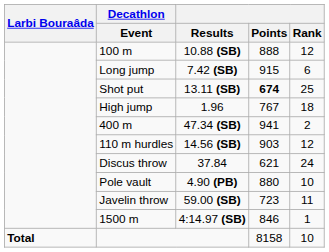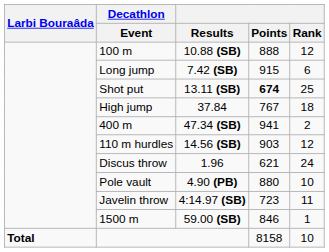(212, 107) 1.96 -> (212, 107) 37.84
(212, 163) 37.84 -> (212, 163) 1.96
(212, 201) 59.00 (SB) -> (212, 201) 4:14.97 (SB)
(212, 219) 4:14.97 (SB) -> (212, 219) 59.00 (SB)
